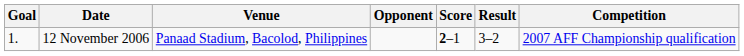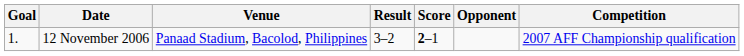columns swapped: (403, 16) <-> (497, 16)
